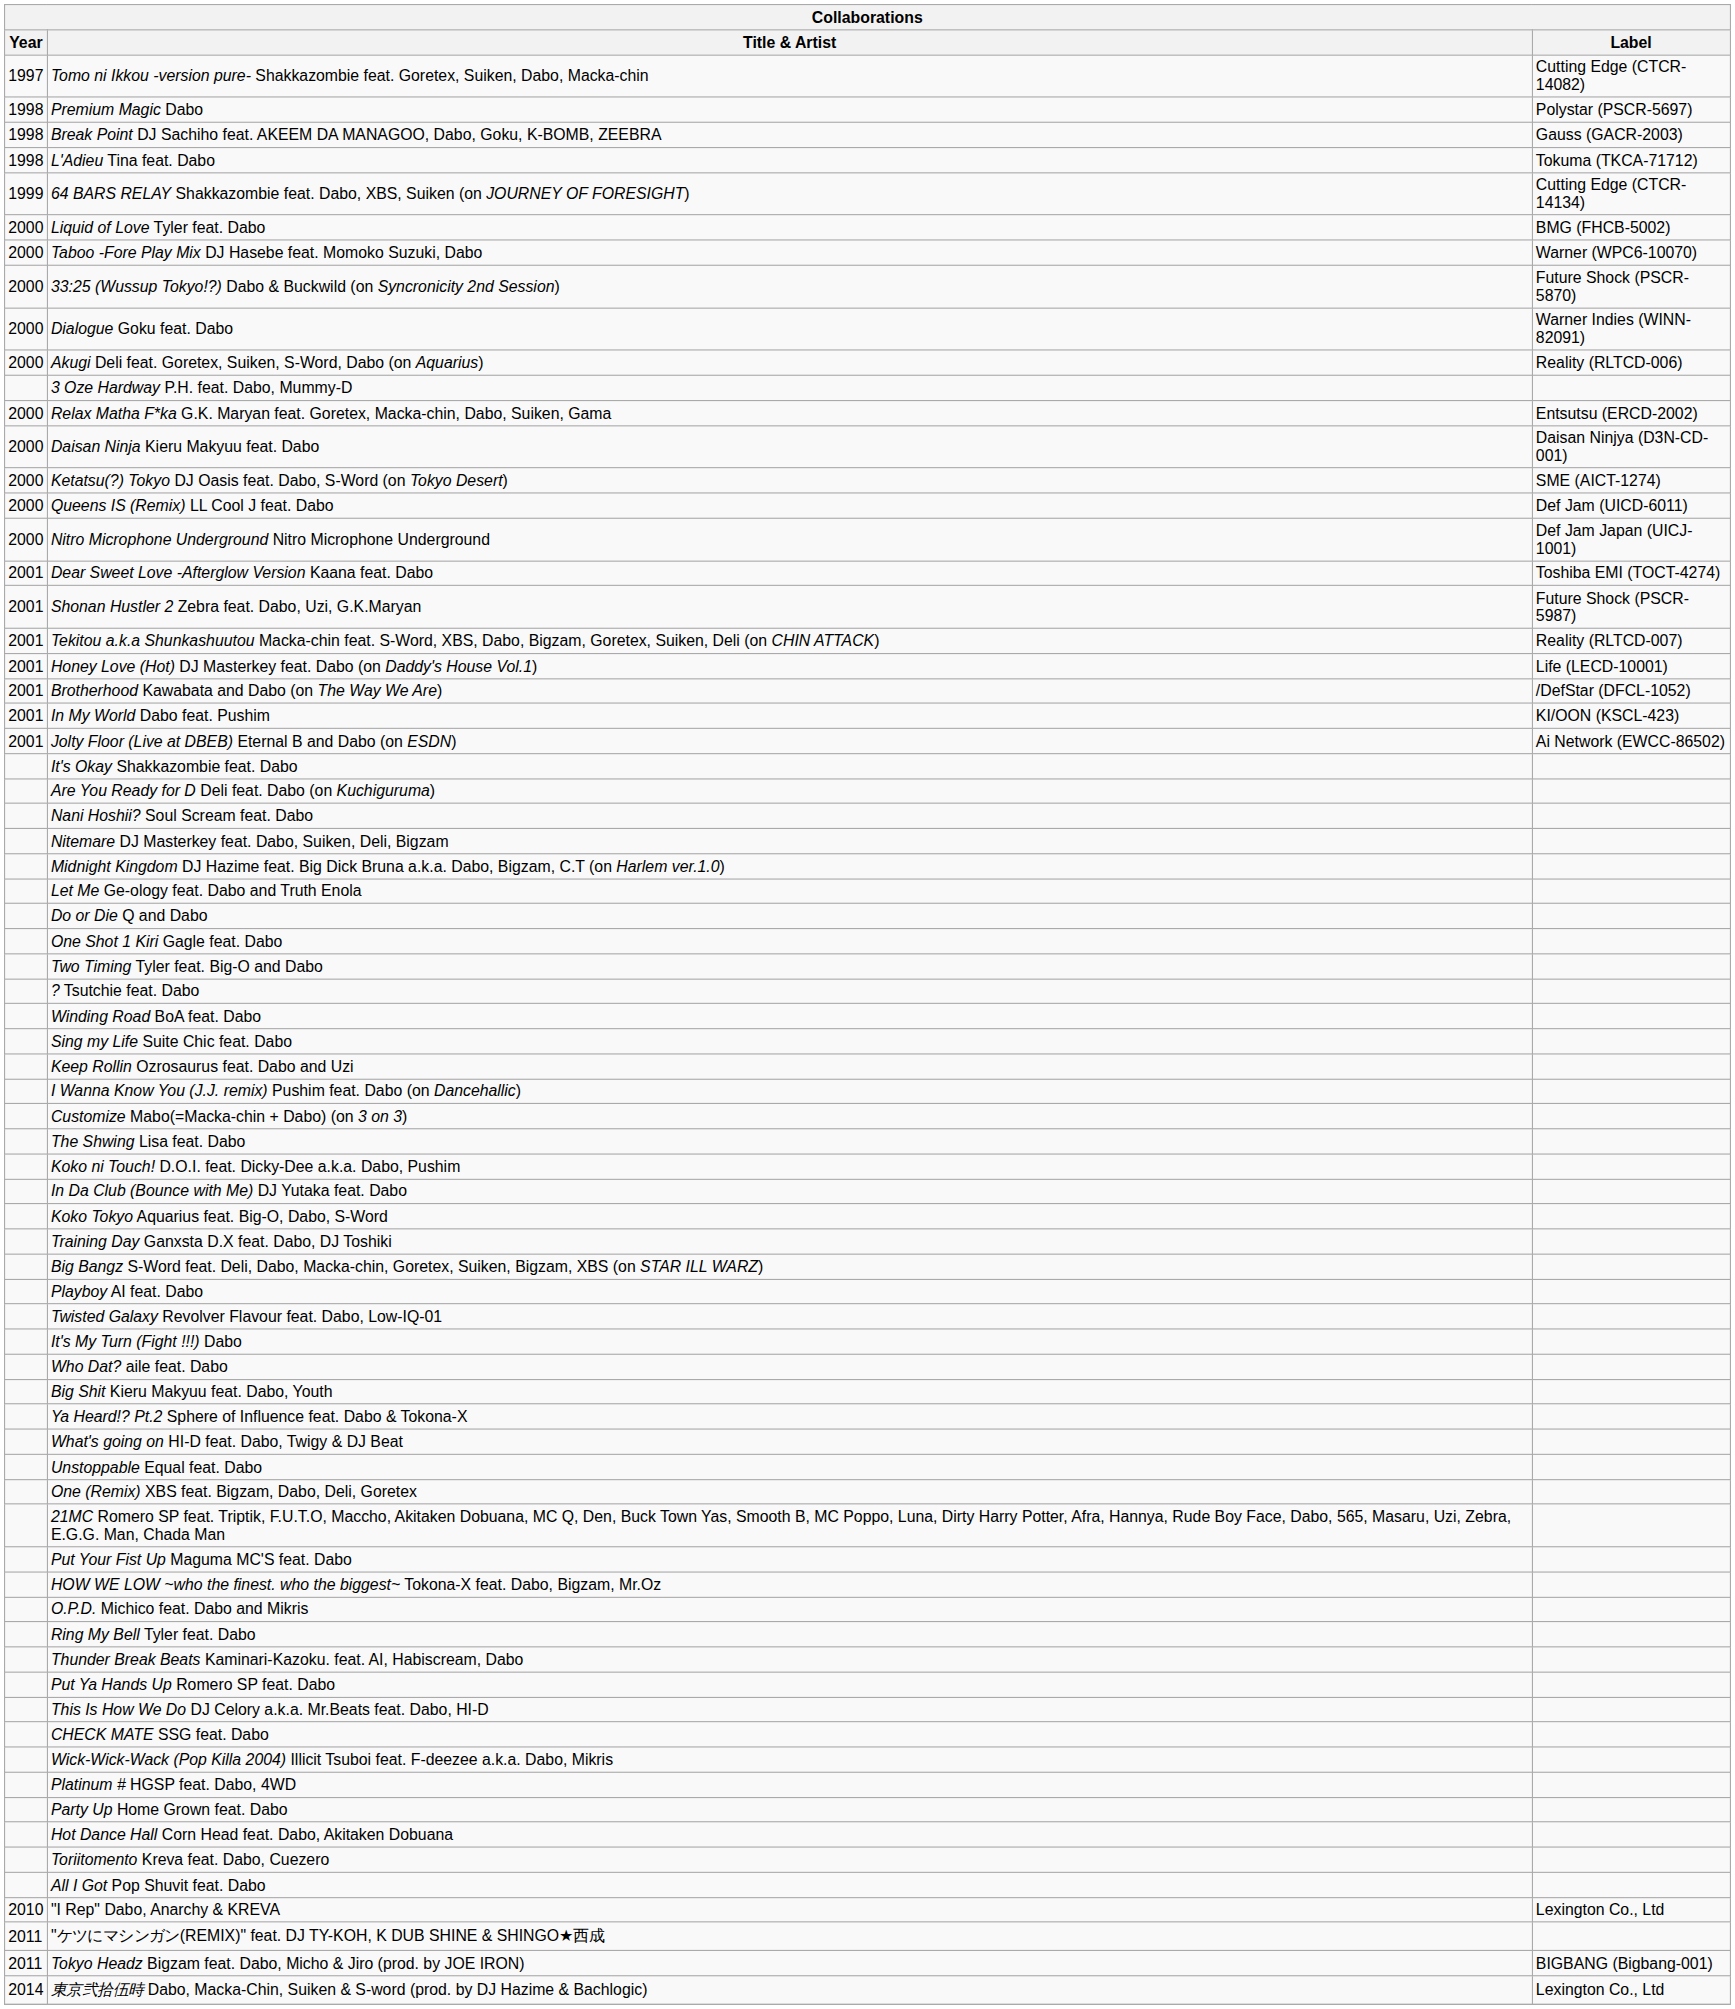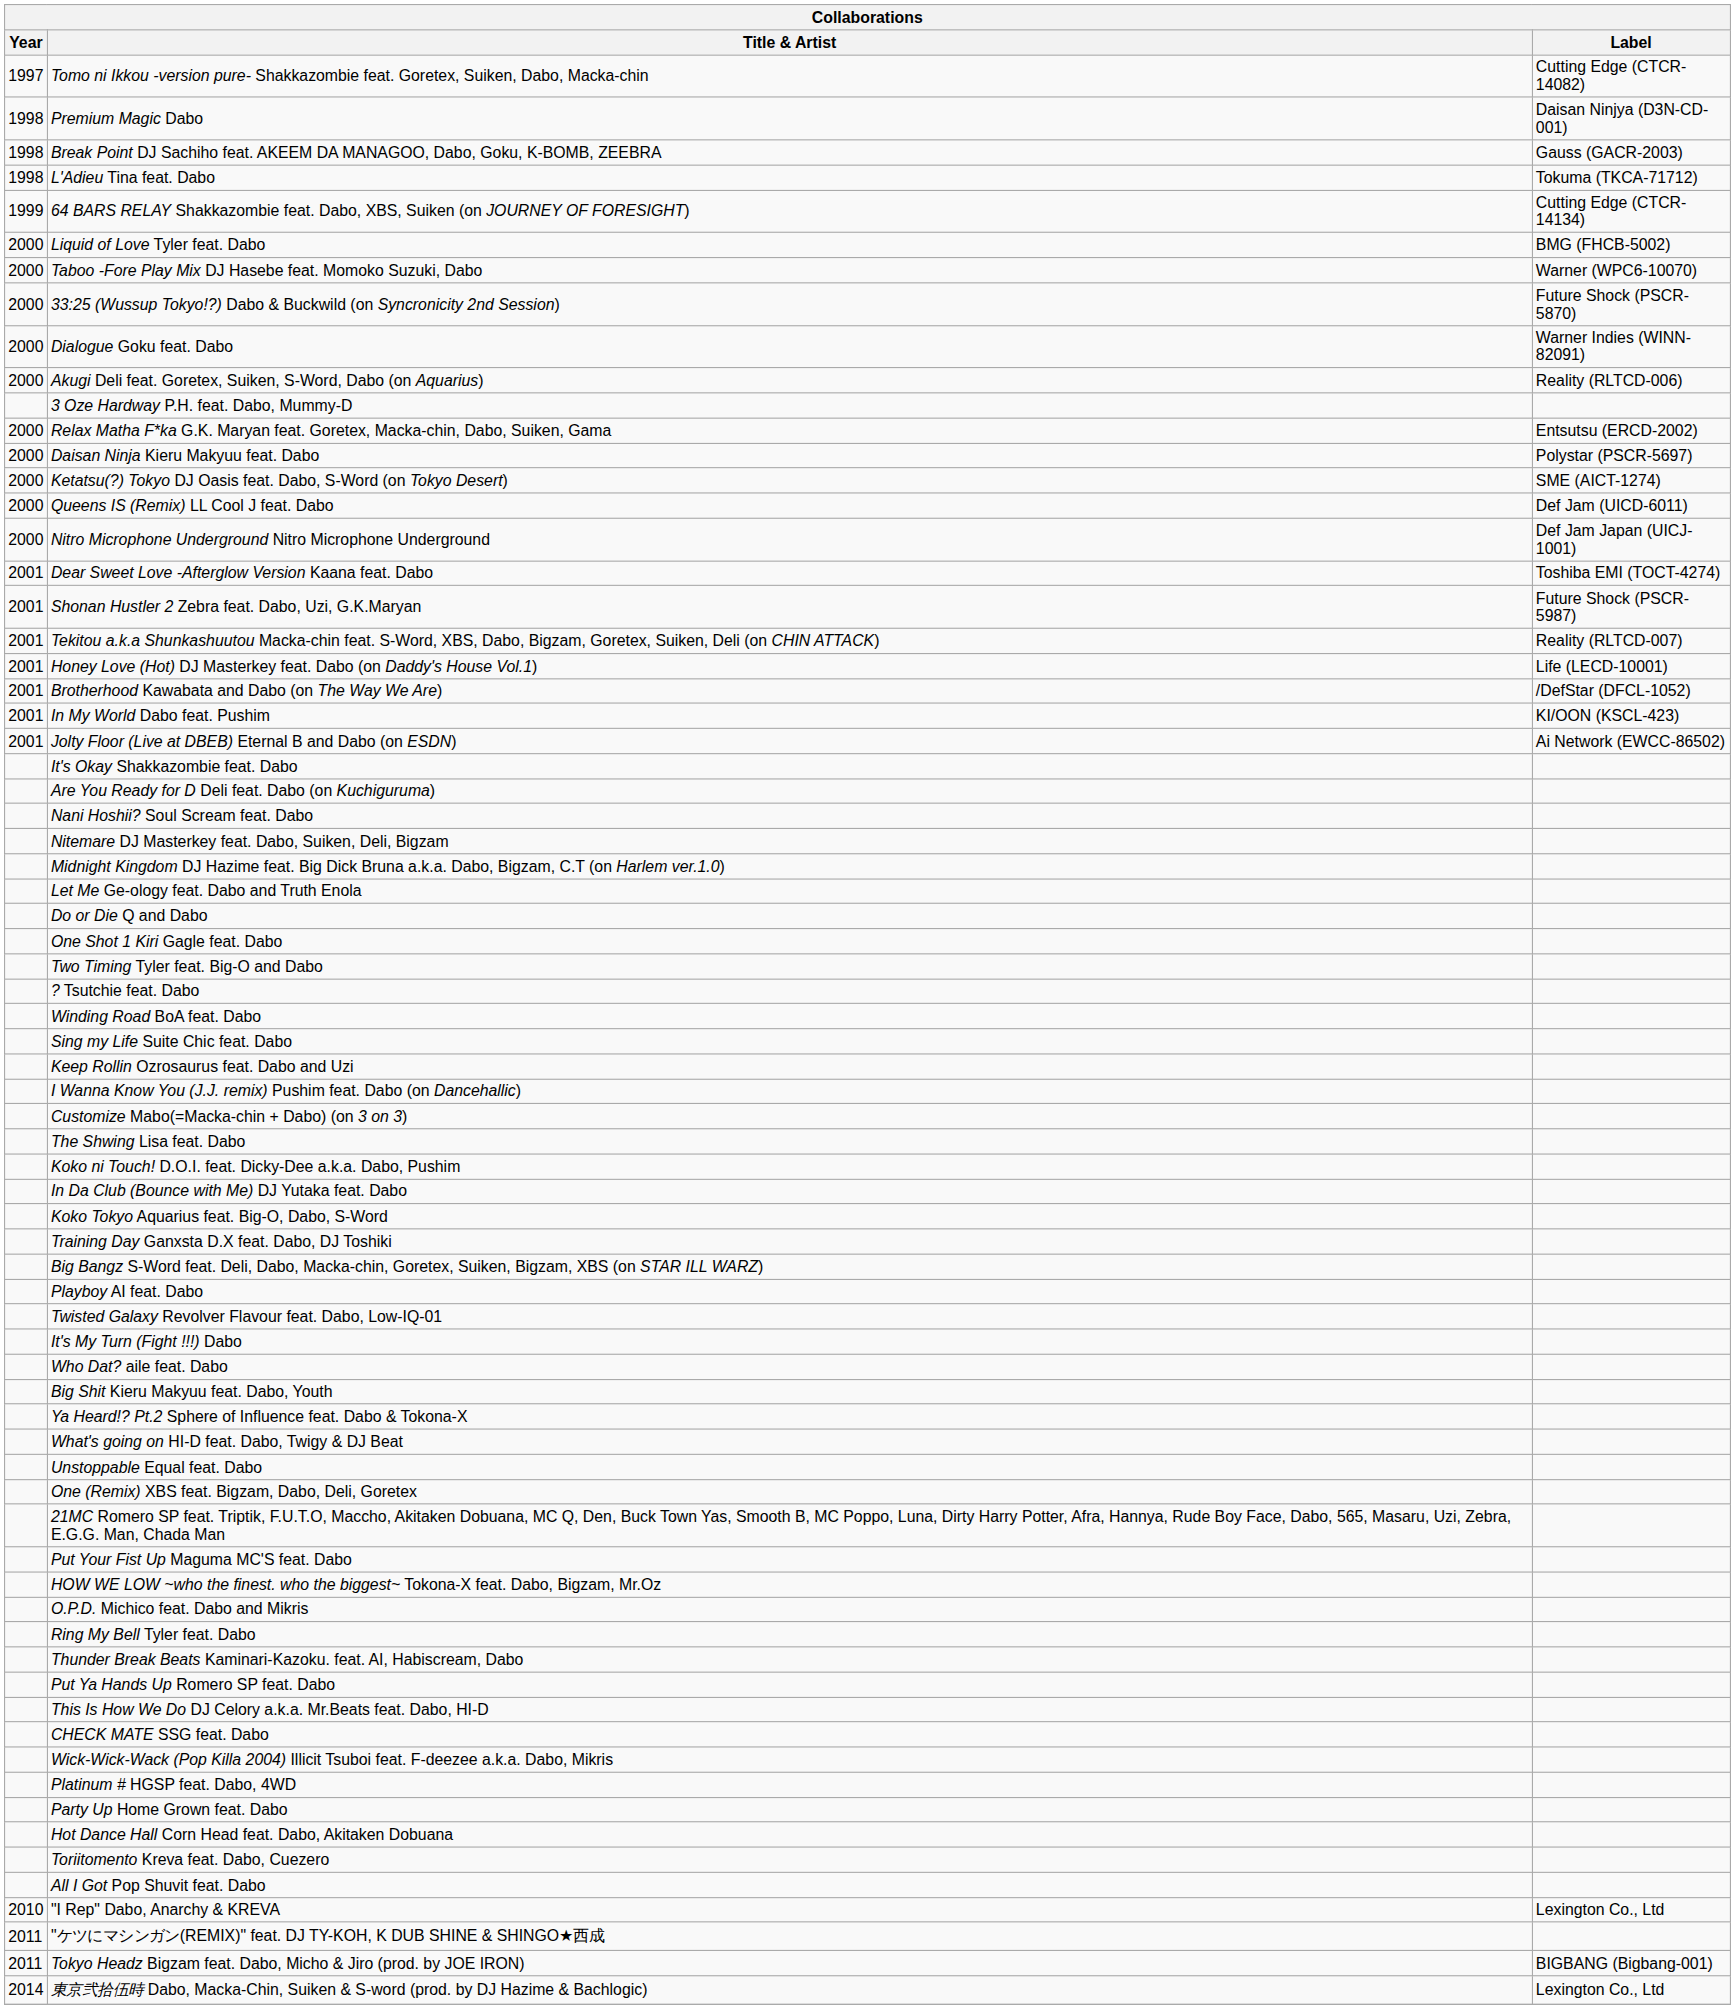(1614, 110) Polystar (PSCR-5697) -> (1622, 119) Daisan Ninjya (D3N-CD-001)
(1622, 447) Daisan Ninjya (D3N-CD-001) -> (1614, 456) Polystar (PSCR-5697)
